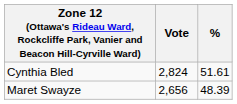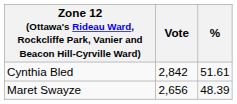(173, 71) 2,824 -> (173, 71) 2,842
